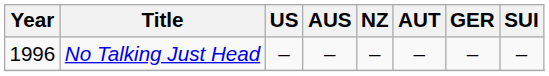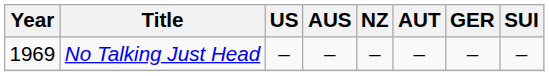(32, 53) 1996 -> (32, 53) 1969
